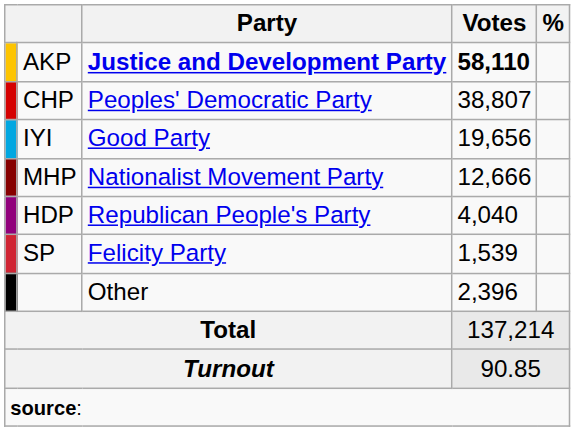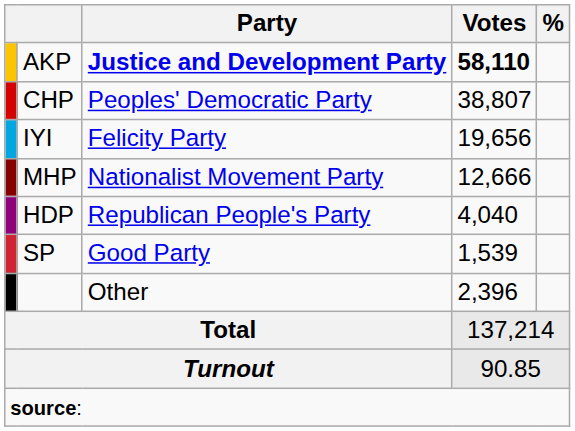(149, 138) Good Party -> (157, 138) Felicity Party
(157, 253) Felicity Party -> (149, 253) Good Party
